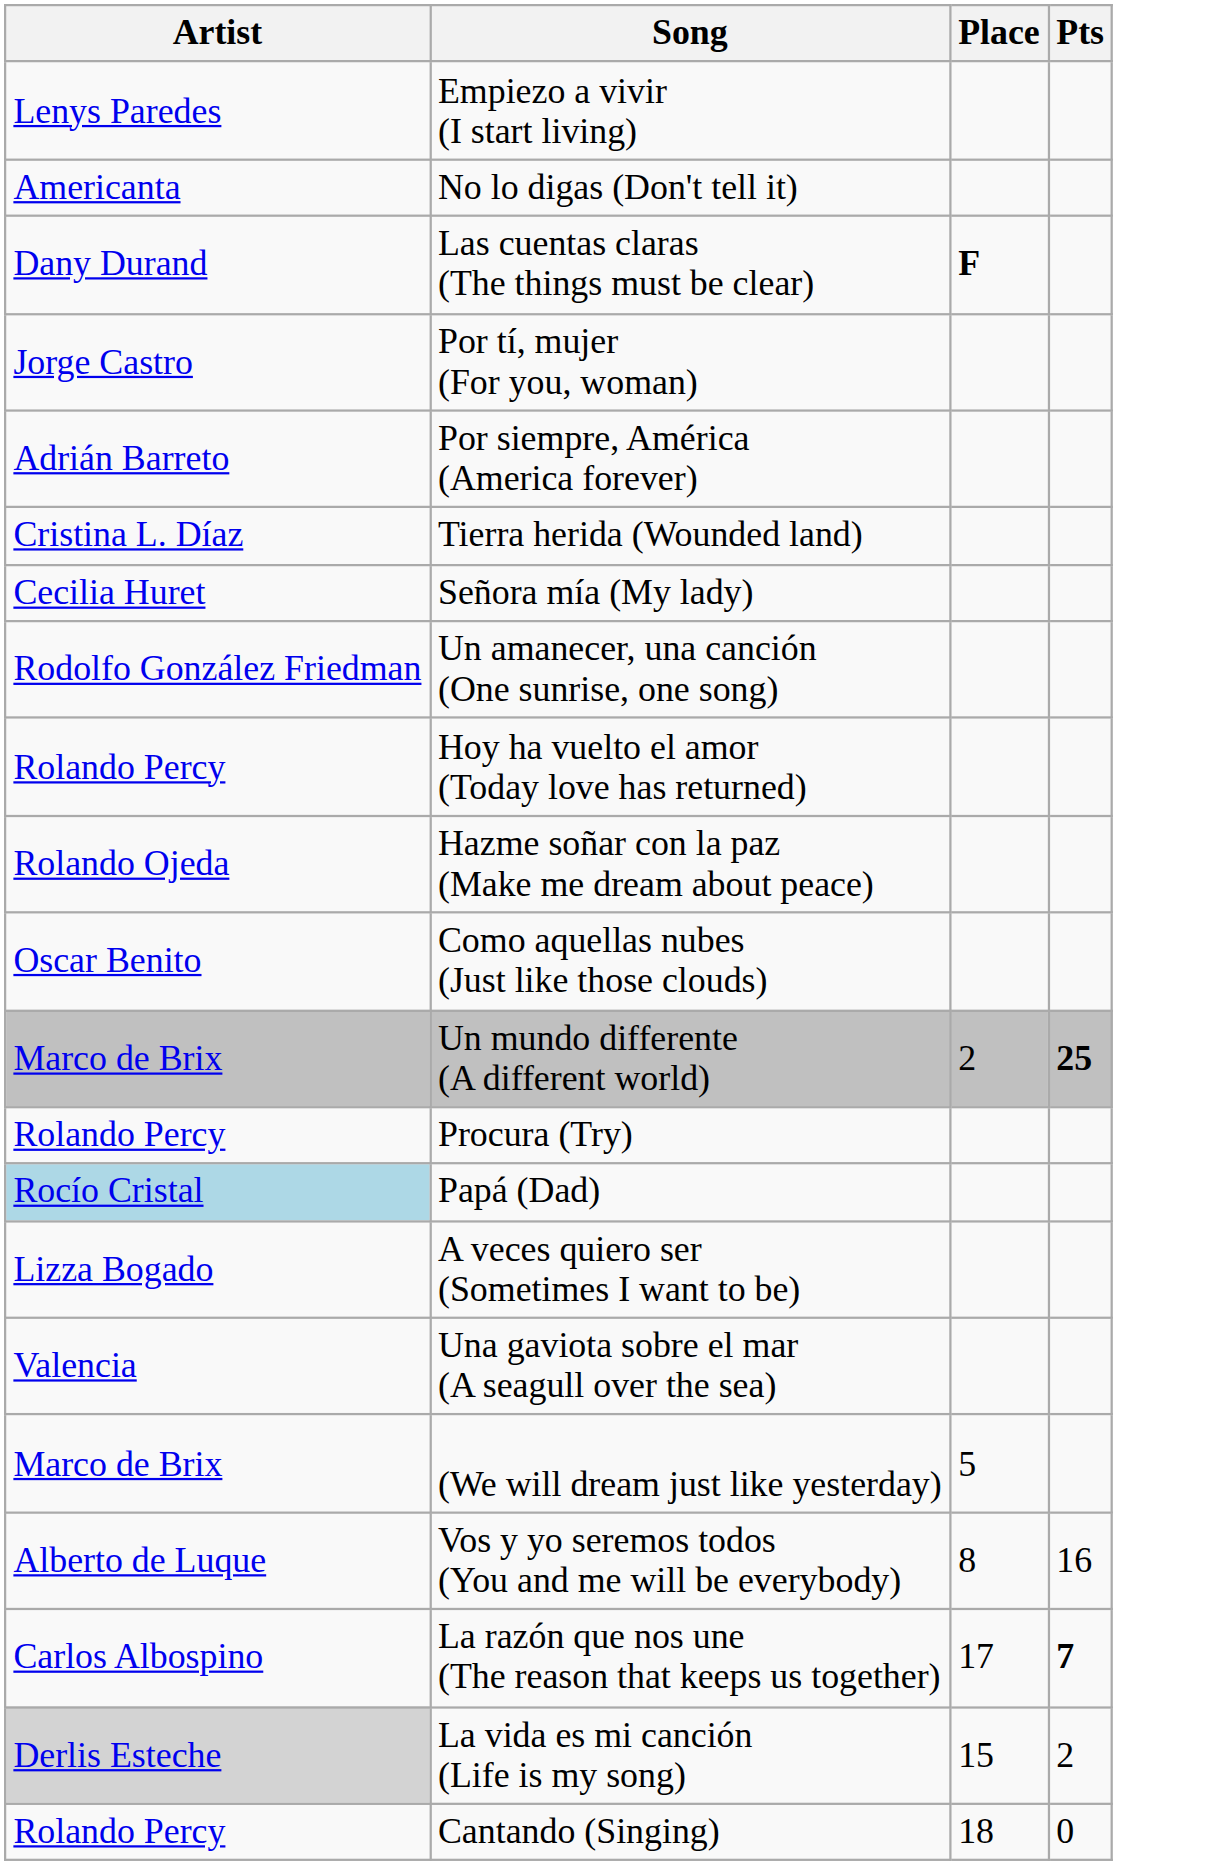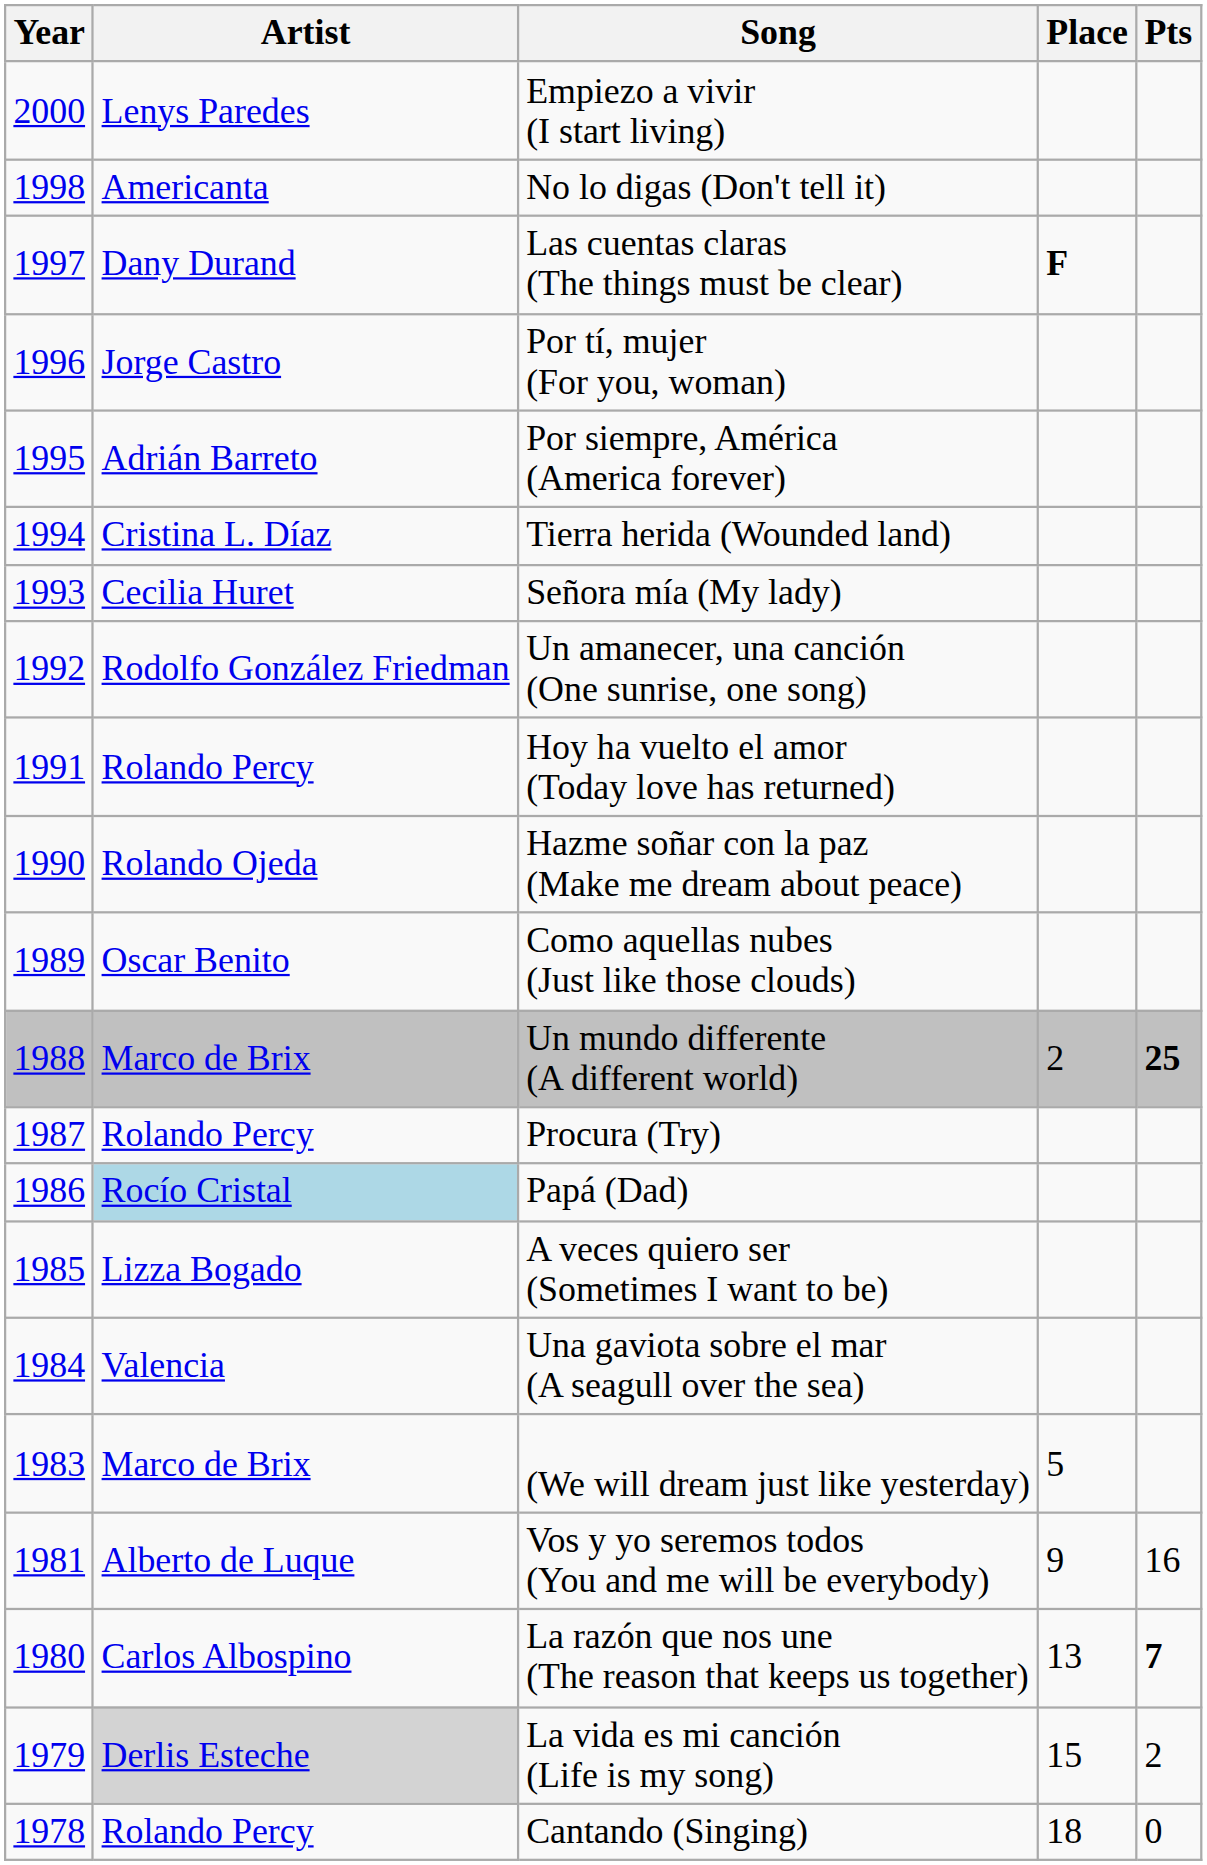+ column: (49, 32)
(967, 1560) 8 -> (1055, 1560) 9
(976, 1657) 17 -> (1064, 1657) 13
